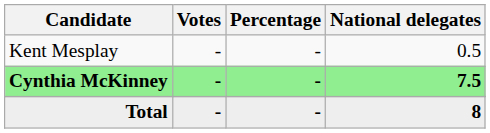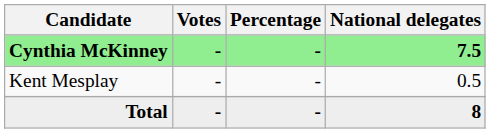rows swapped: (88, 81) <-> (64, 50)
